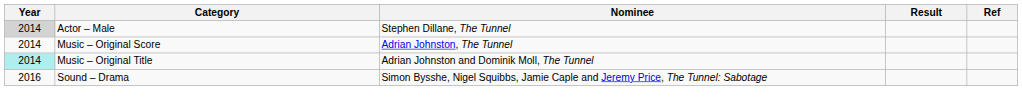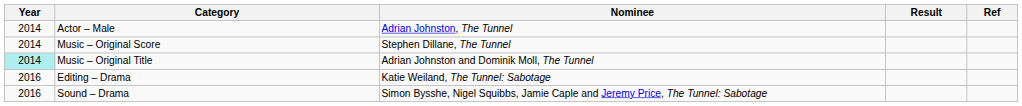(30, 28) lightgrey background -> (30, 28) no background
(446, 28) Stephen Dillane, The Tunnel -> (447, 28) Adrian Johnston, The Tunnel
(447, 45) Adrian Johnston, The Tunnel -> (446, 45) Stephen Dillane, The Tunnel
+ row: (94, 77)
